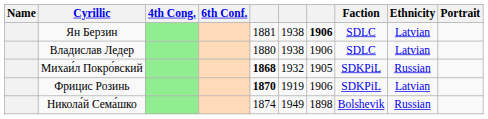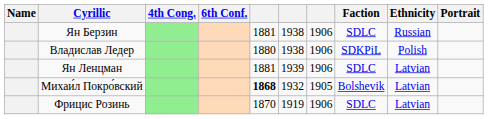(321, 31) bold -> (321, 31) normal
(412, 31) Latvian -> (412, 31) Russian
(361, 50) SDLC -> (361, 50) SDKPiL
(412, 50) Latvian -> (412, 50) Polish
+ row: (92, 68)
(361, 68) SDKPiL -> (361, 86) Bolshevik
(412, 68) Russian -> (412, 86) Latvian
(264, 86) bold -> (264, 104) normal
(361, 86) SDKPiL -> (361, 104) SDLC
- row: (92, 104)
